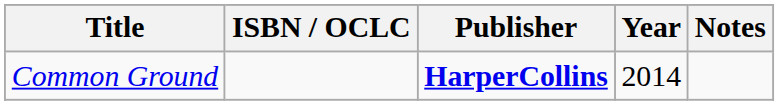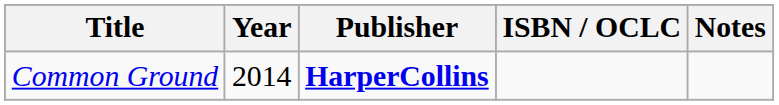columns swapped: (651, 28) <-> (321, 28)
